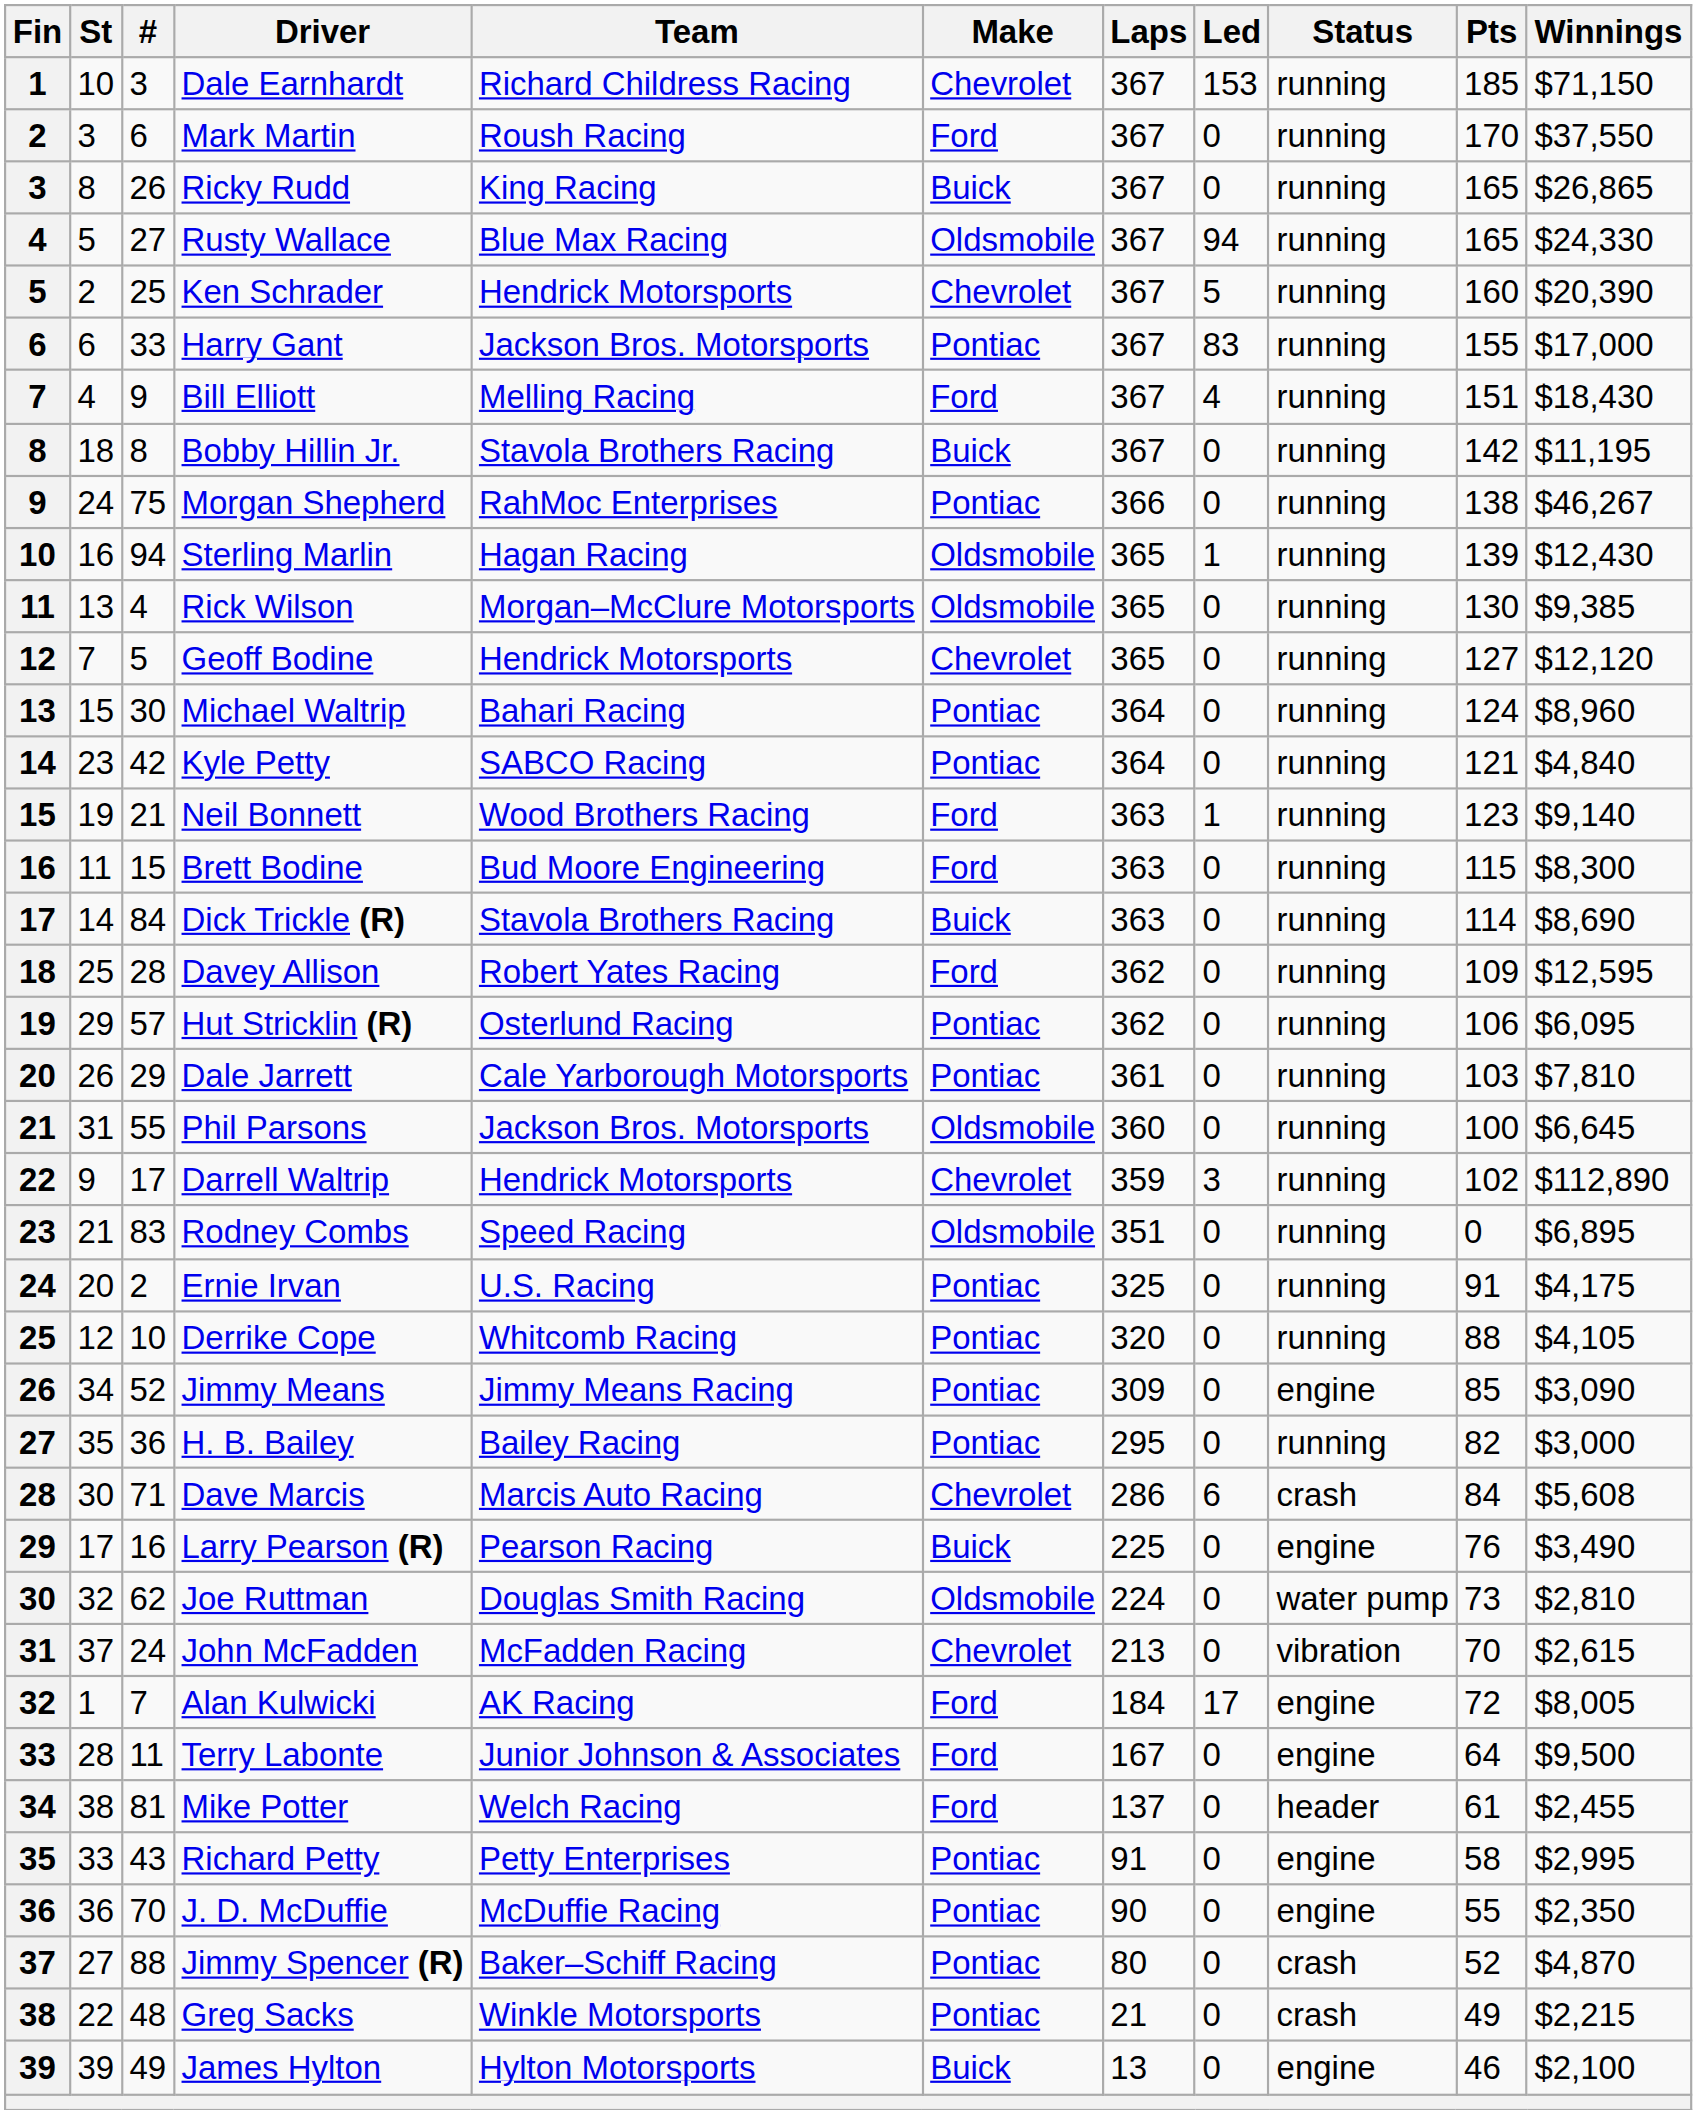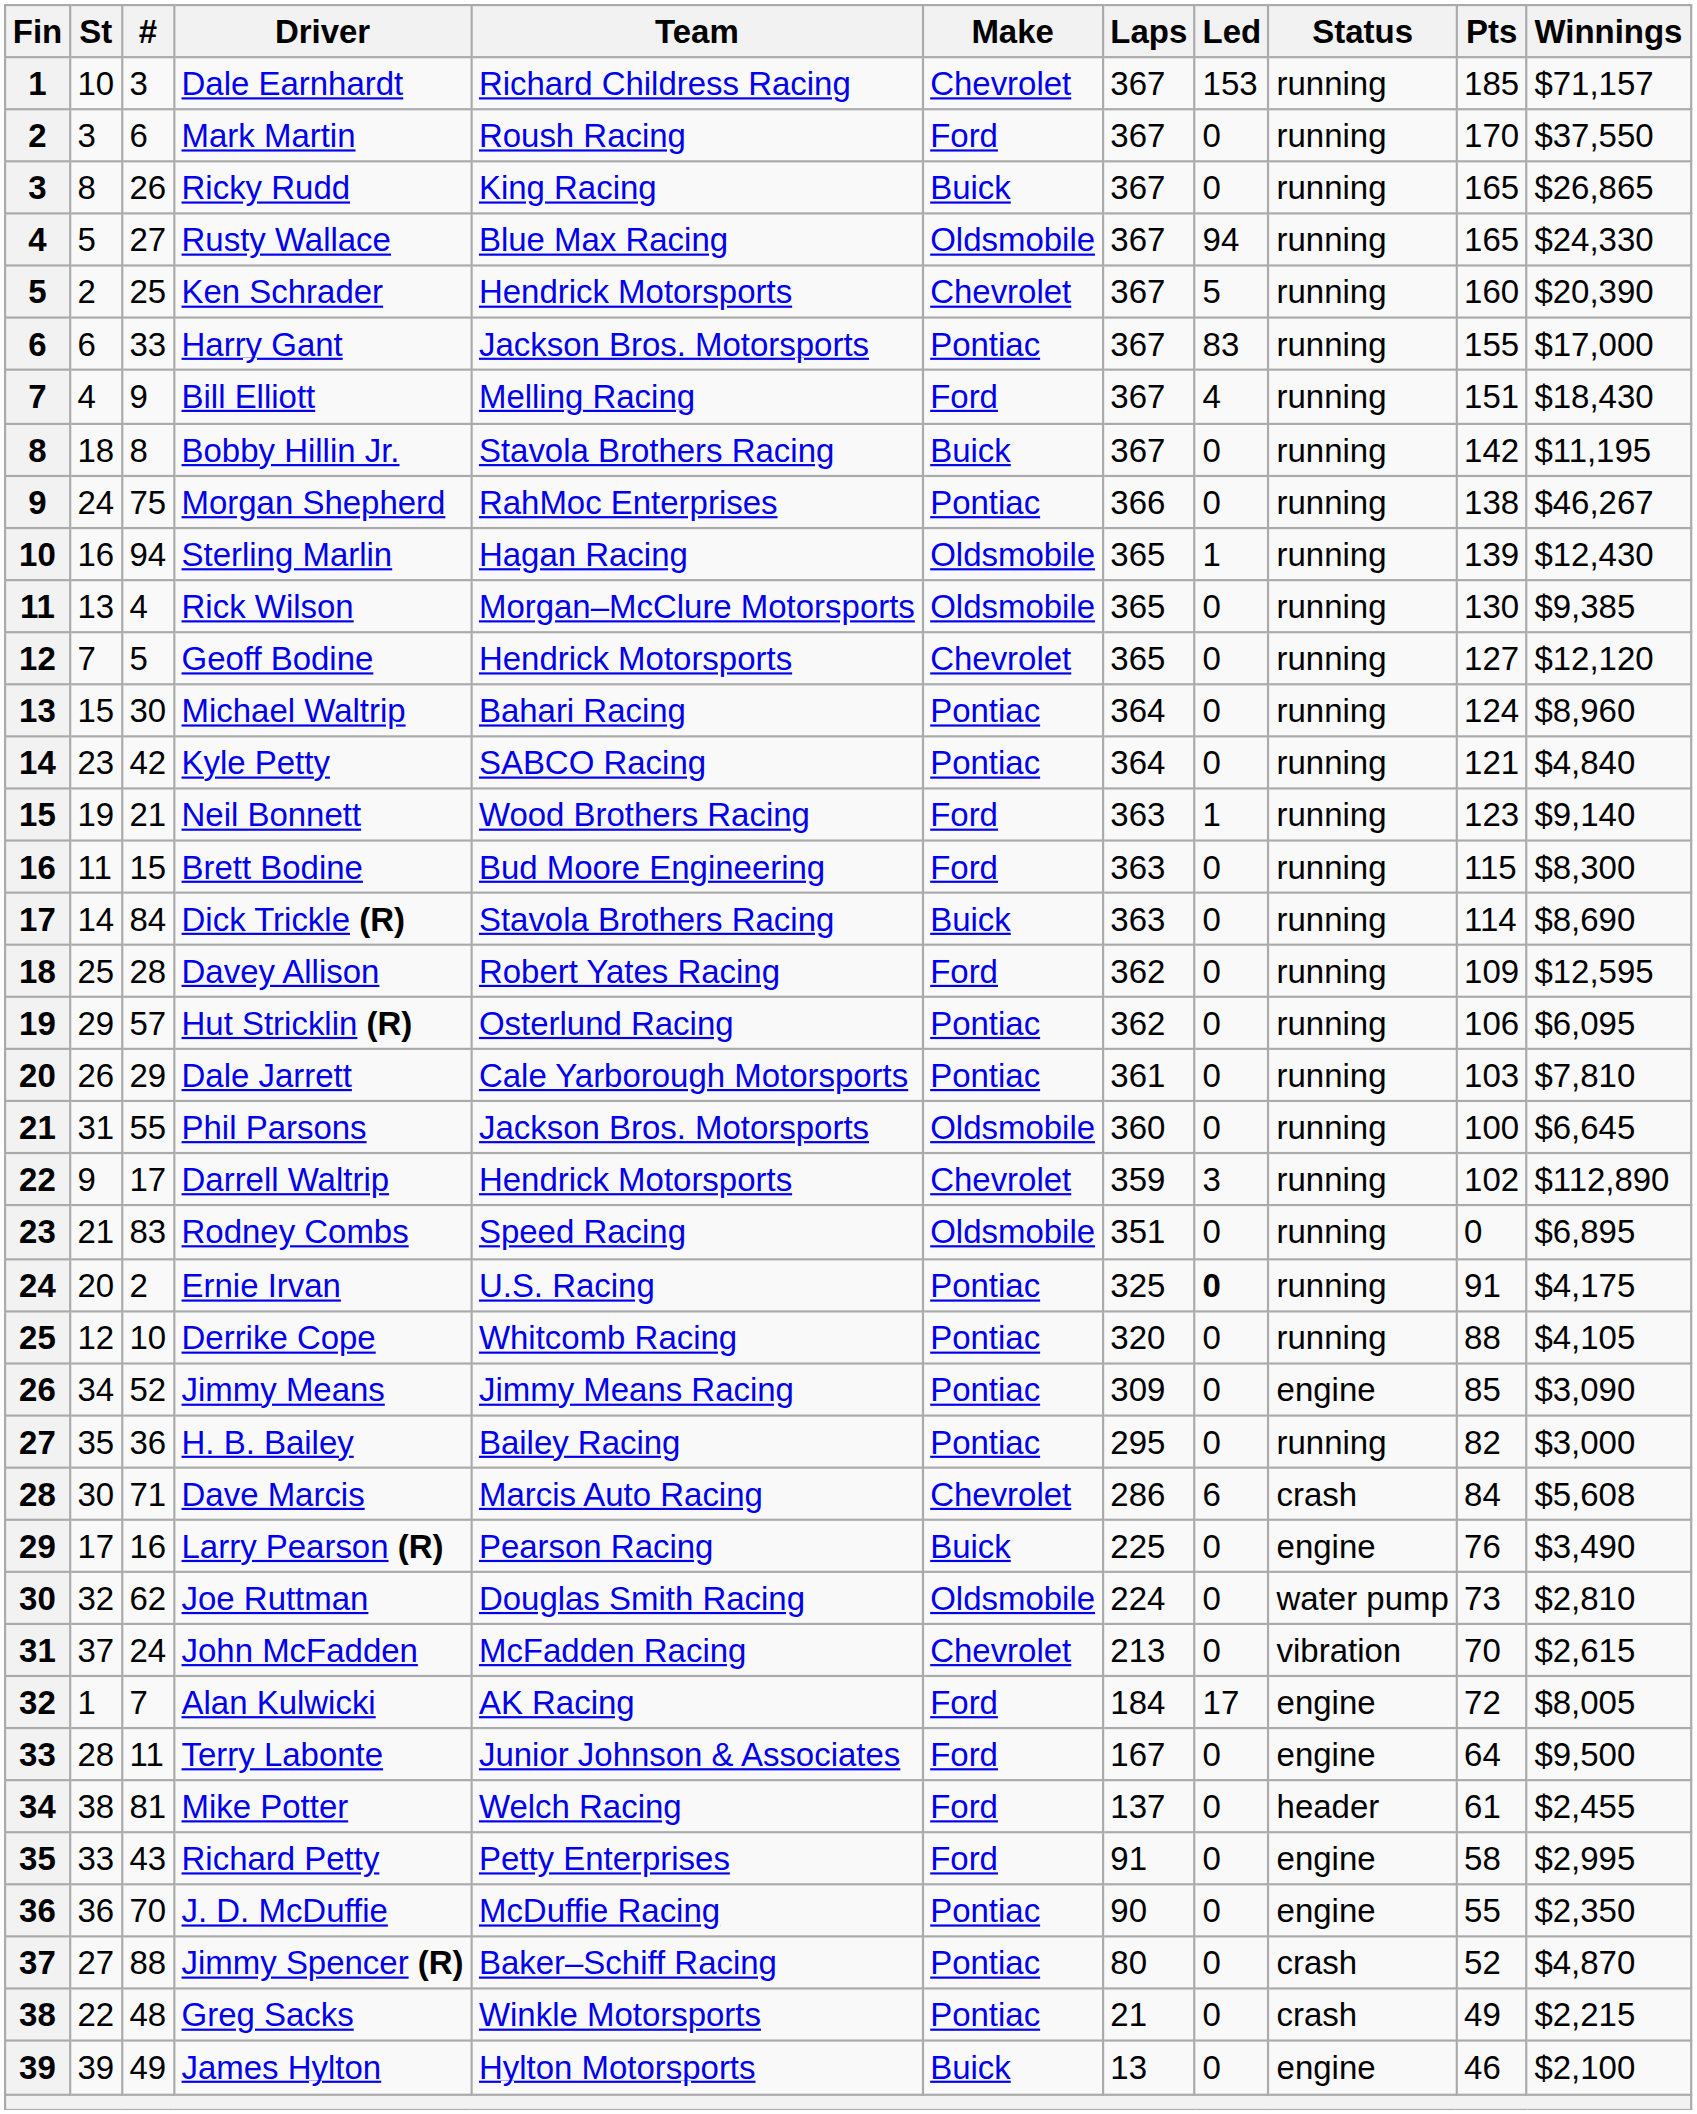(1594, 84) $71,150 -> (1594, 84) $71,157
(1212, 1285) normal -> (1212, 1285) bold
(985, 1859) Pontiac -> (964, 1859) Ford
